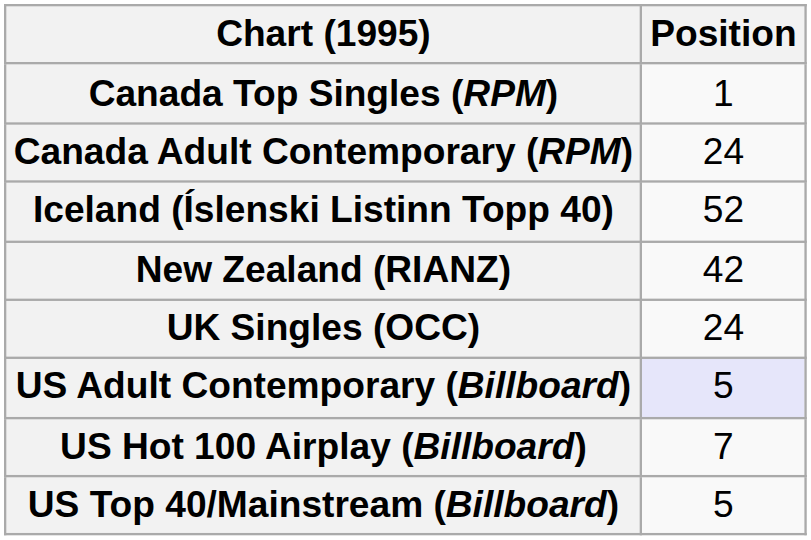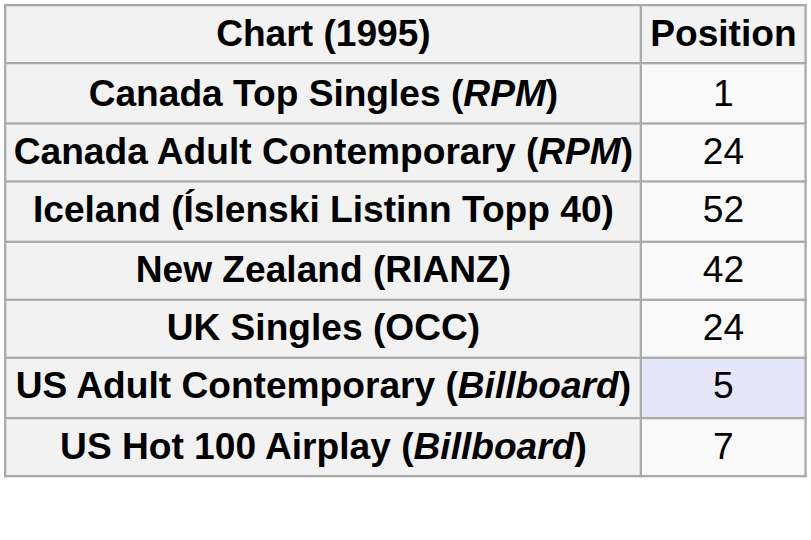- row: (323, 504)
